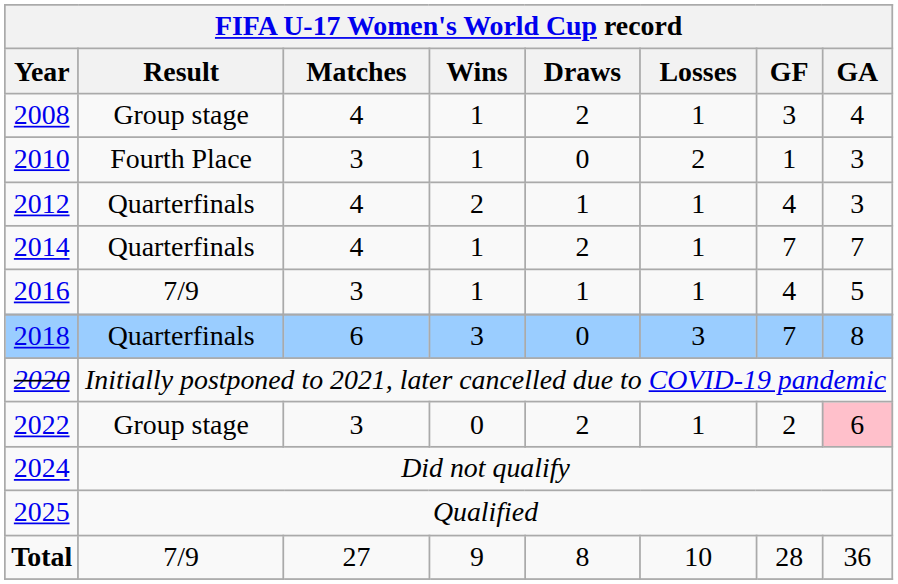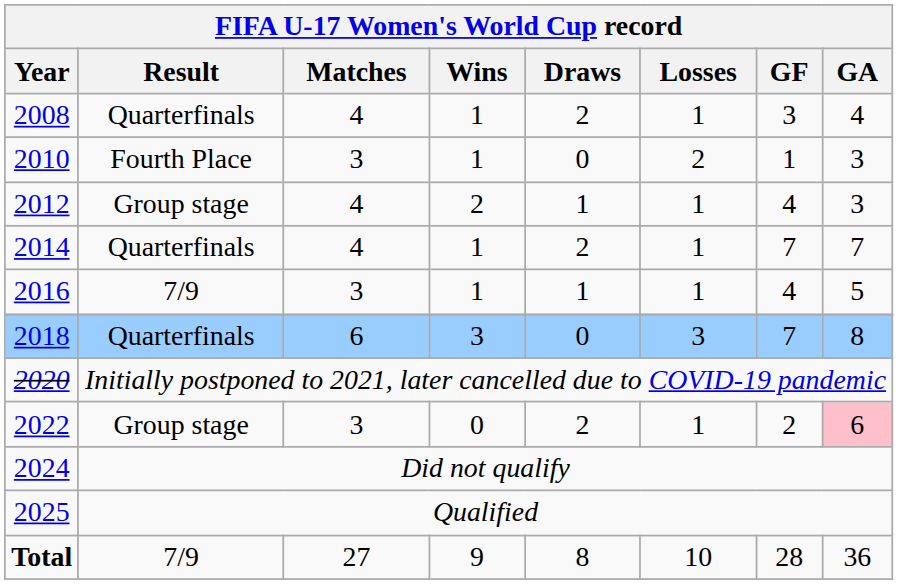(181, 114) Group stage -> (181, 114) Quarterfinals
(181, 203) Quarterfinals -> (181, 203) Group stage
